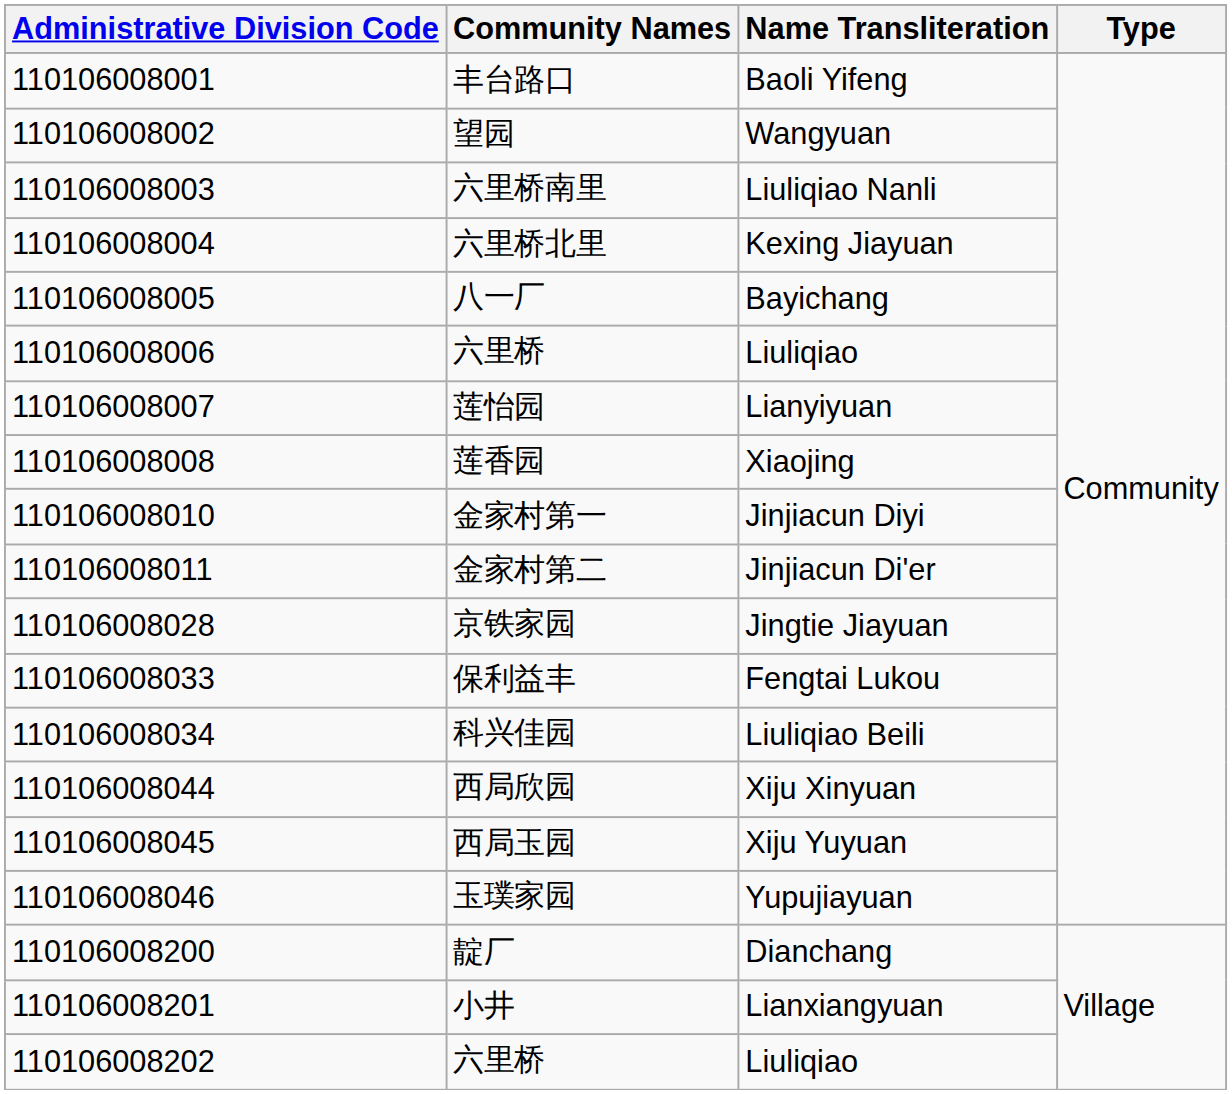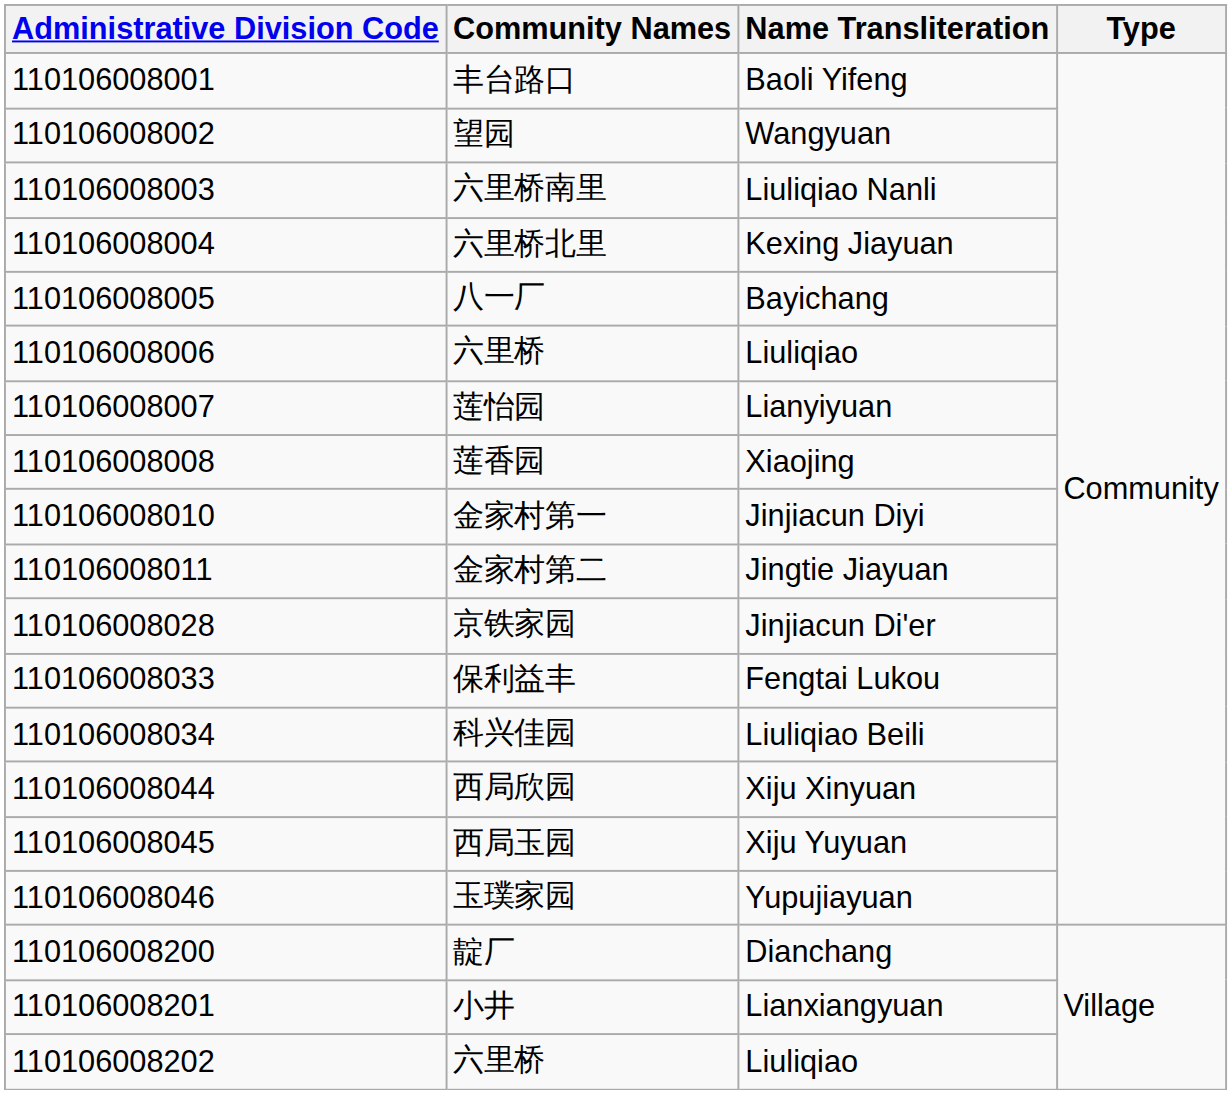(840, 570) Jinjiacun Di'er -> (847, 570) Jingtie Jiayuan
(847, 625) Jingtie Jiayuan -> (840, 625) Jinjiacun Di'er
